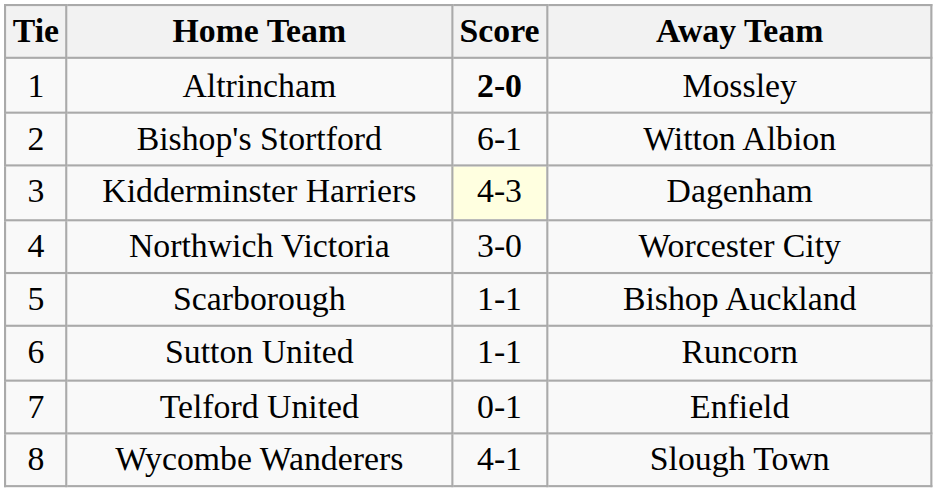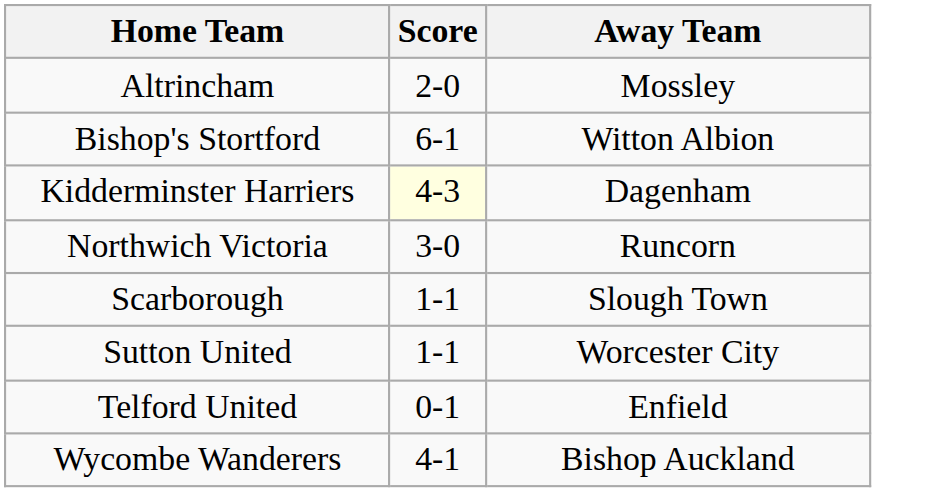- column: (36, 31)
(500, 84) bold -> (438, 84) normal
(740, 245) Worcester City -> (678, 245) Runcorn
(740, 298) Bishop Auckland -> (678, 298) Slough Town
(740, 352) Runcorn -> (678, 352) Worcester City
(740, 459) Slough Town -> (678, 459) Bishop Auckland
